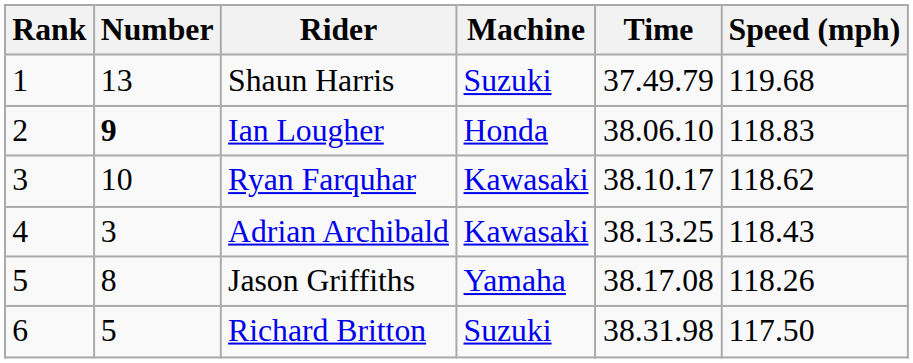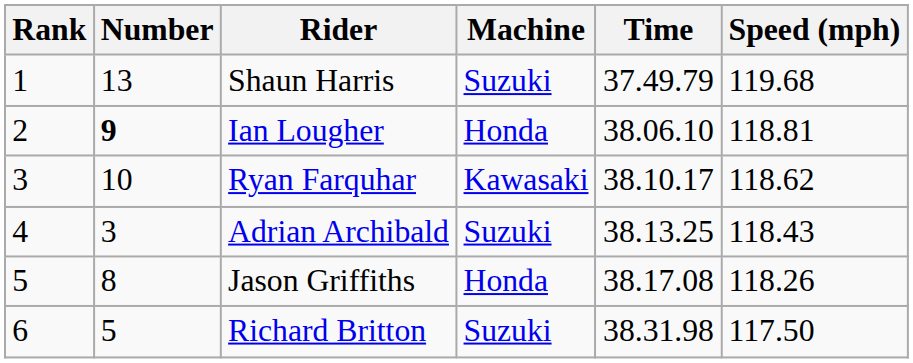(772, 130) 118.83 -> (772, 130) 118.81
(526, 230) Kawasaki -> (508, 230) Suzuki
(515, 280) Yamaha -> (506, 280) Honda
